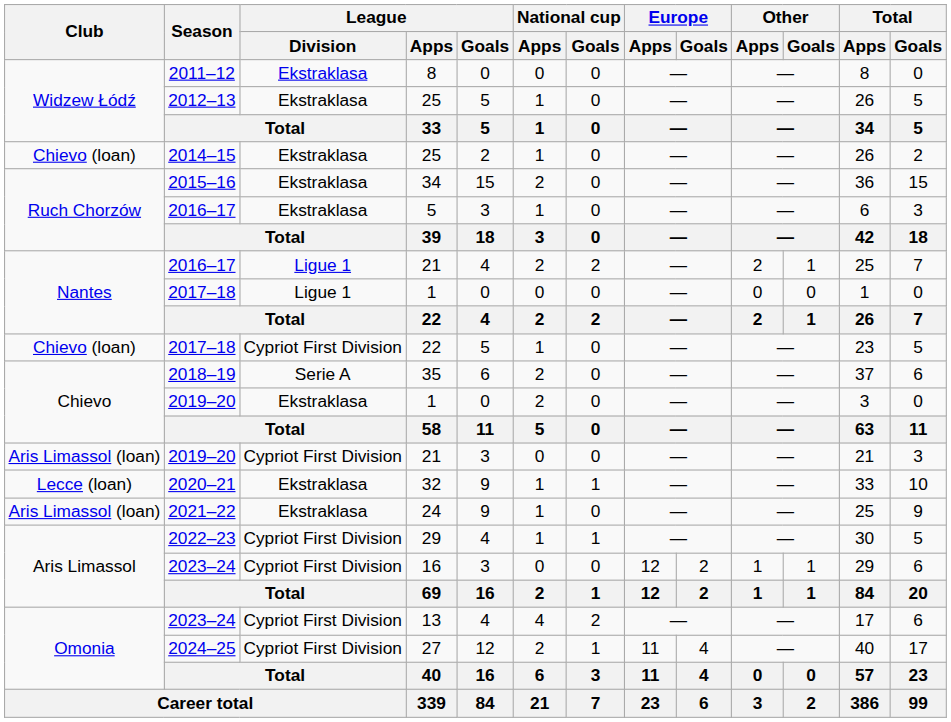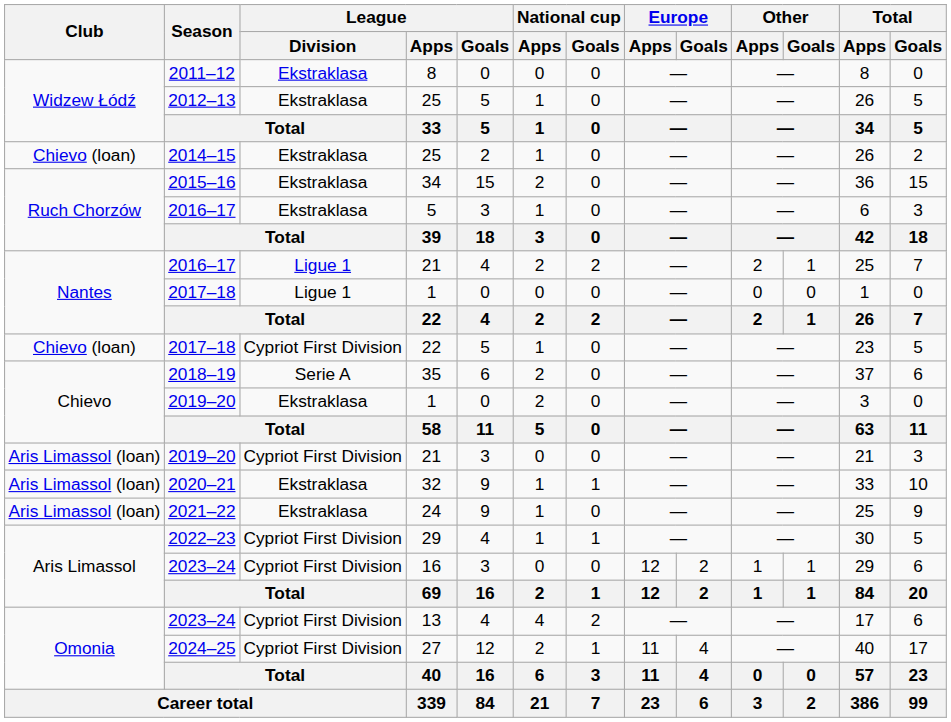(84, 484) Lecce (loan) -> (84, 484) Aris Limassol (loan)
